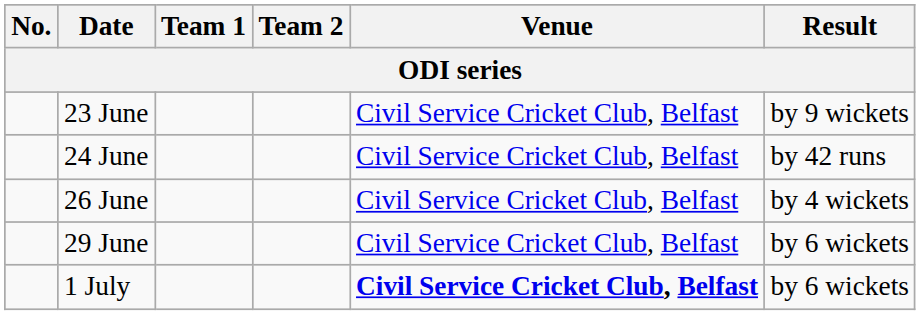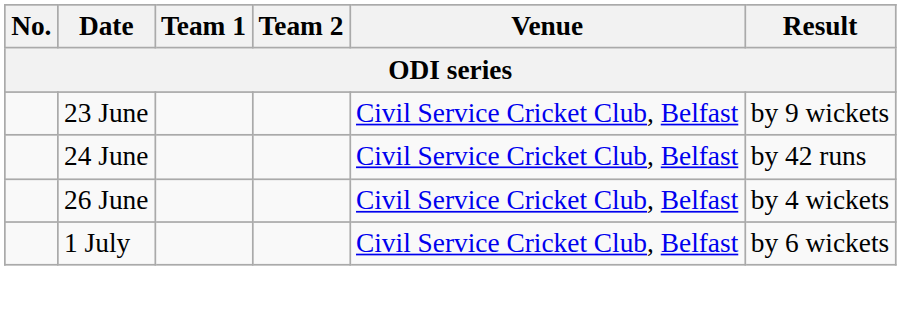- row: (106, 243)
(557, 286) bold -> (547, 243) normal
